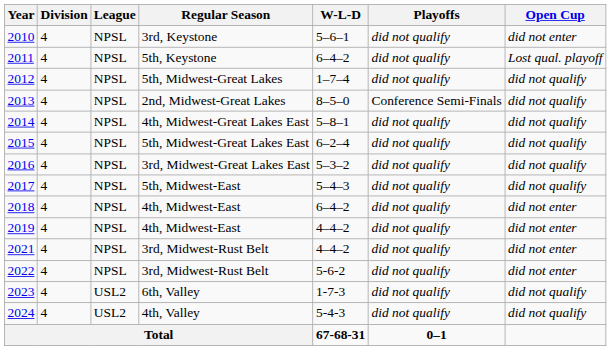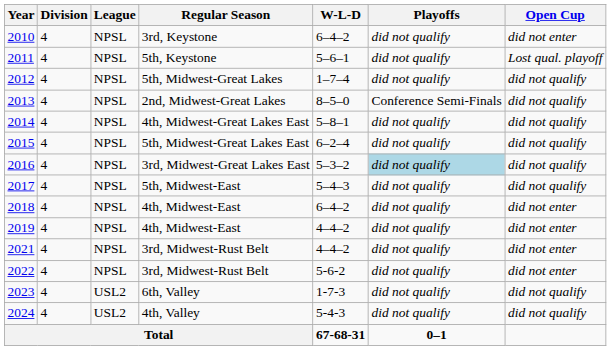(333, 36) 5–6–1 -> (333, 36) 6–4–2
(333, 57) 6–4–2 -> (333, 57) 5–6–1
(411, 164) no background -> (411, 164) lightblue background
